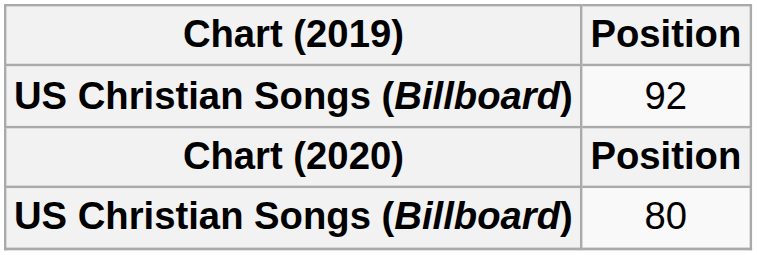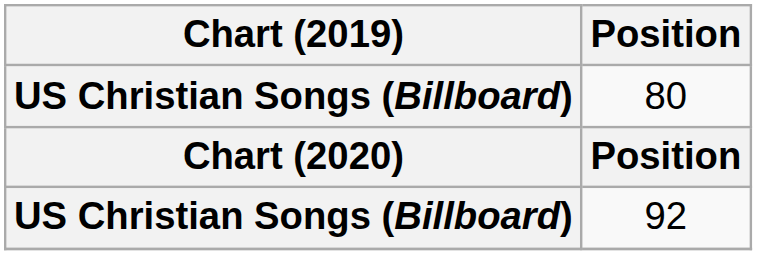rows swapped: (666, 95) <-> (666, 216)
